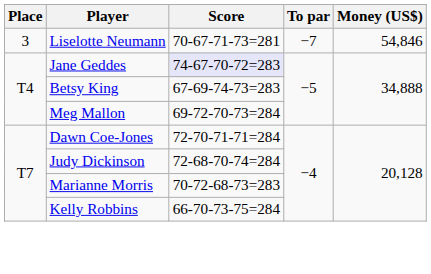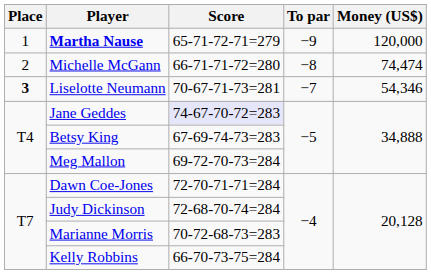+ row: (96, 40)
+ row: (105, 64)
(25, 40) normal -> (25, 88) bold
(402, 40) 54,846 -> (402, 88) 54,346
